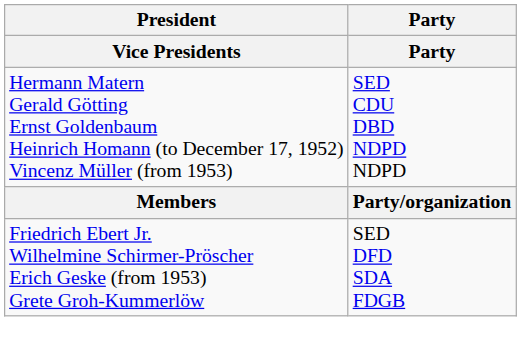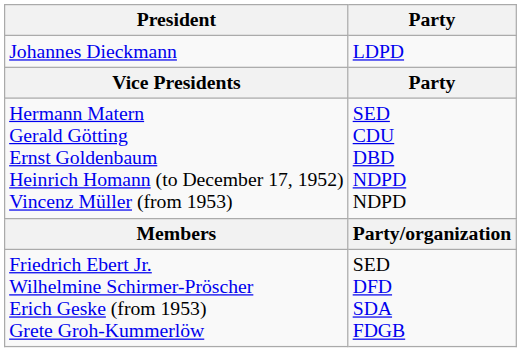+ row: (93, 51)
